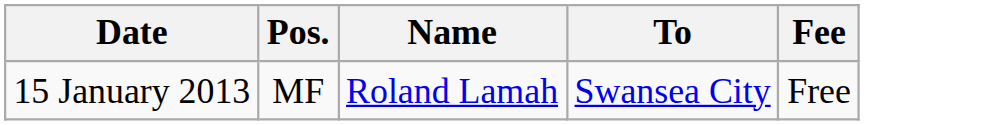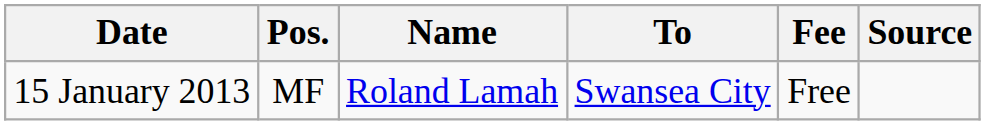+ column: (920, 32)
